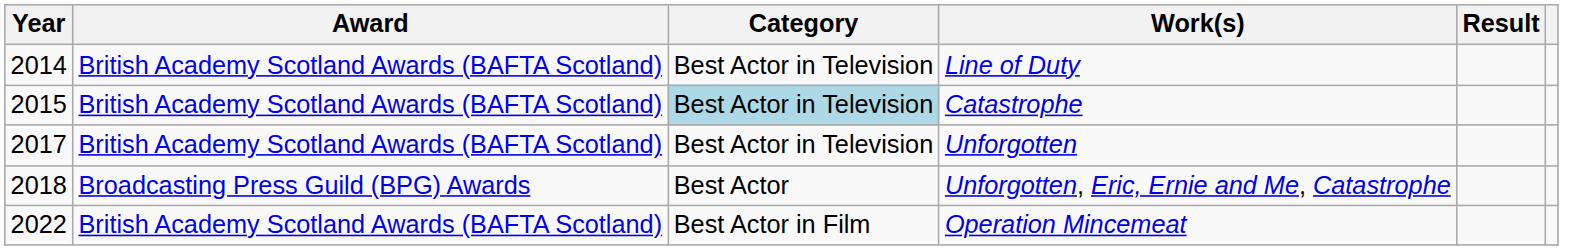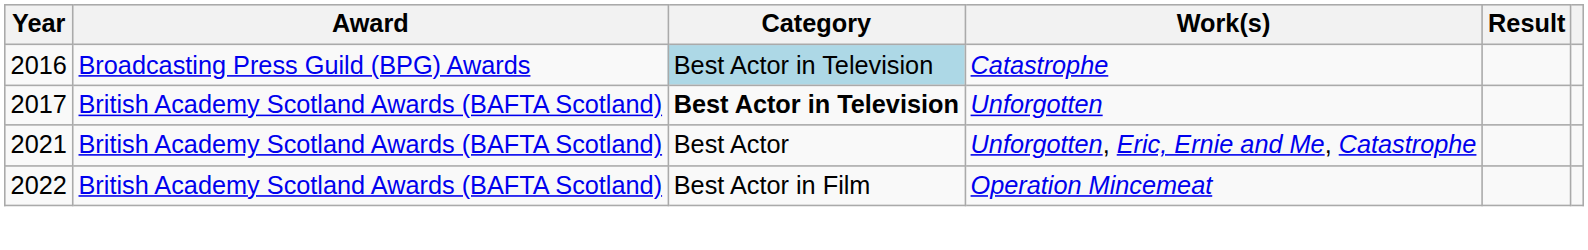- row: (1012, 64)
(39, 104) 2015 -> (39, 64) 2016
(370, 104) British Academy Scotland Awards (BAFTA Scotland) -> (304, 64) Broadcasting Press Guild (BPG) Awards
(803, 144) normal -> (816, 104) bold
(39, 184) 2018 -> (39, 144) 2021
(304, 184) Broadcasting Press Guild (BPG) Awards -> (370, 144) British Academy Scotland Awards (BAFTA Scotland)
